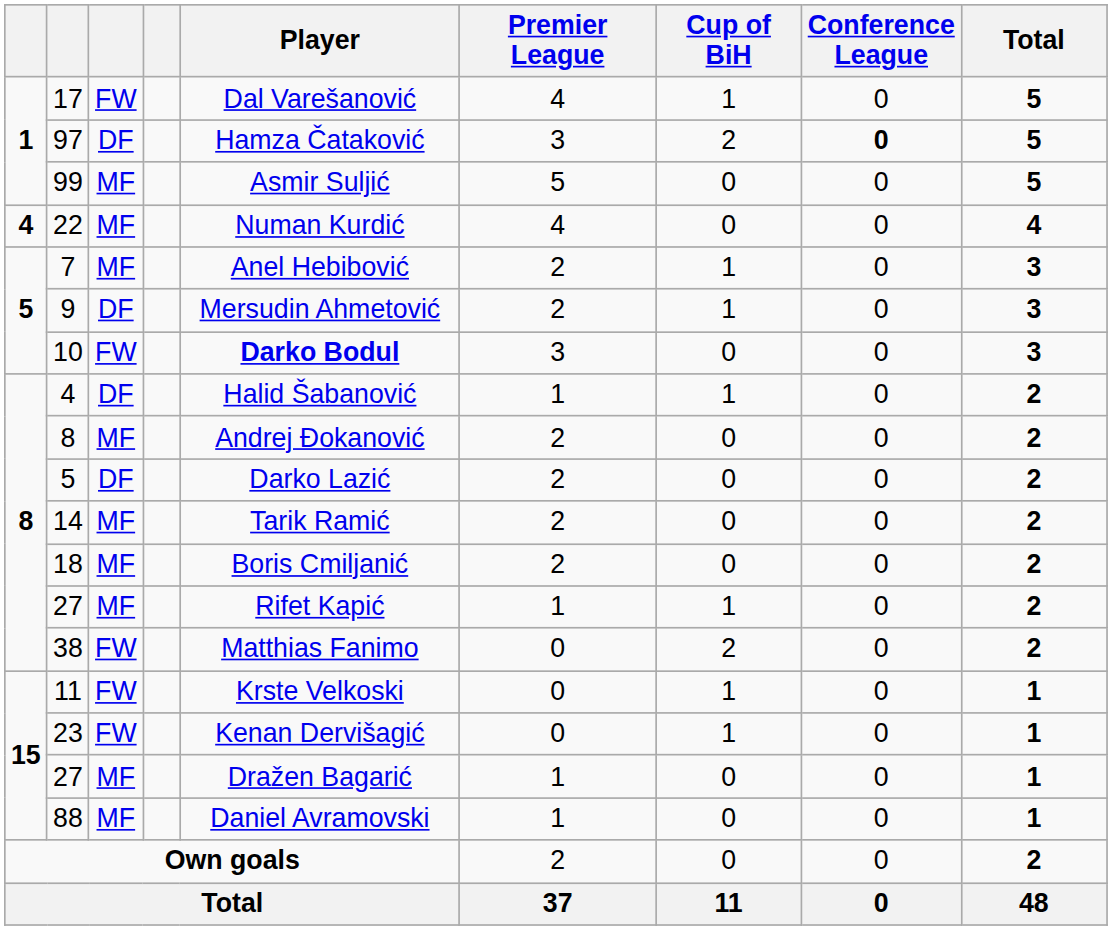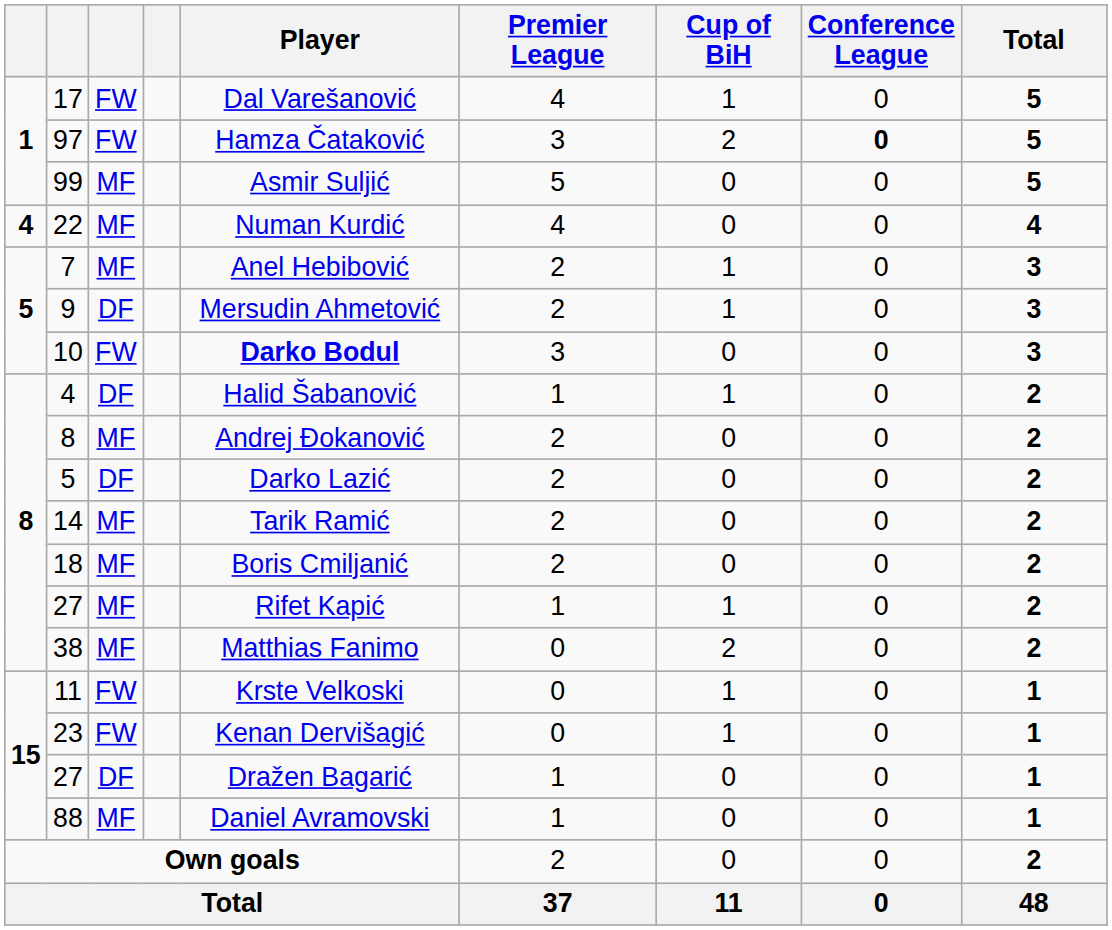(116, 140) DF -> (116, 140) FW
(116, 649) FW -> (116, 649) MF
(116, 776) MF -> (116, 776) DF
